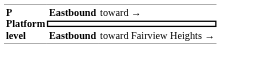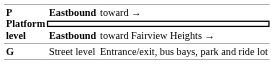+ row: (72, 51)
